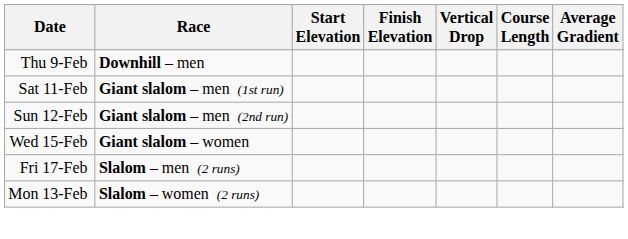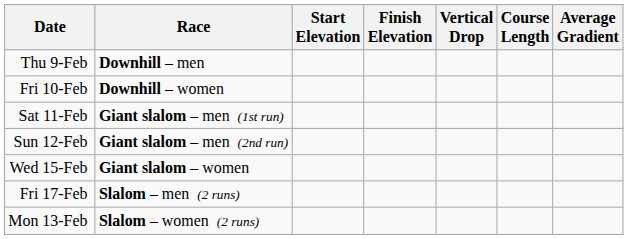+ row: (56, 89)
